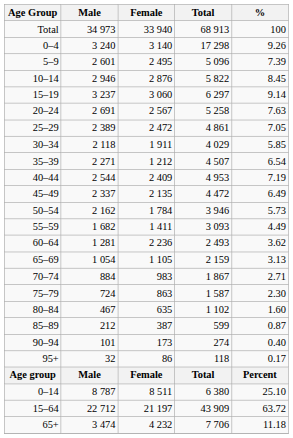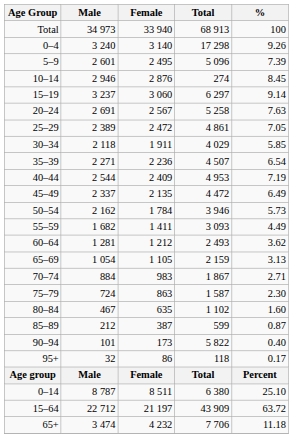(217, 78) 5 822 -> (221, 78) 274
(161, 161) 1 212 -> (161, 161) 2 236
(161, 243) 2 236 -> (161, 243) 1 212
(221, 342) 274 -> (217, 342) 5 822
